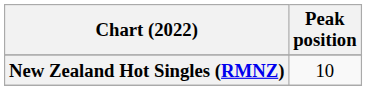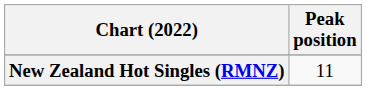(325, 70) 10 -> (325, 70) 11
